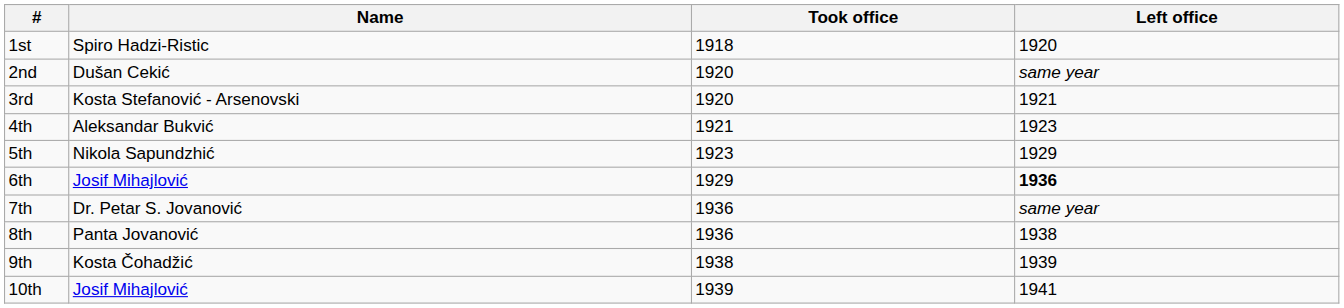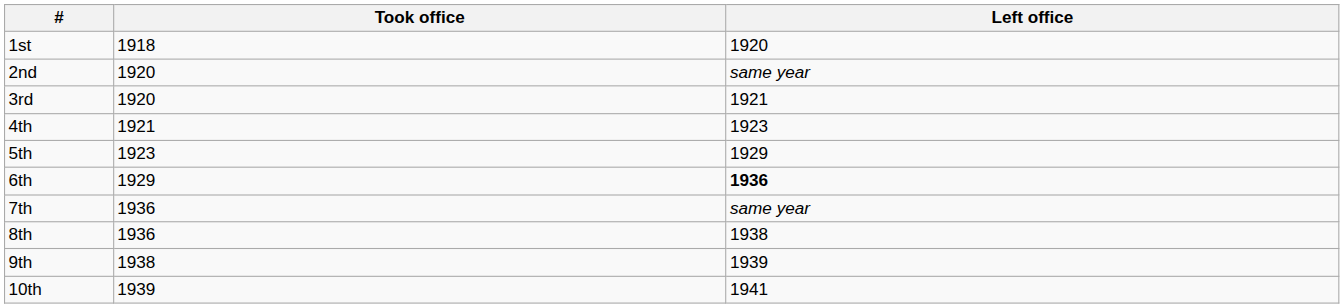- column: (380, 18)
